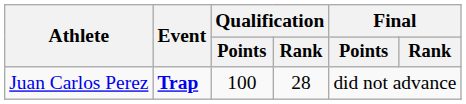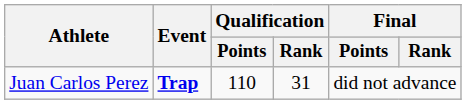(242, 83) 100 -> (242, 83) 110
(301, 83) 28 -> (301, 83) 31
